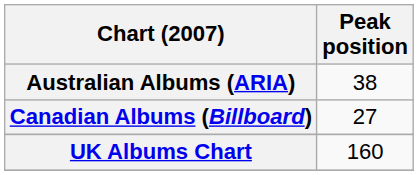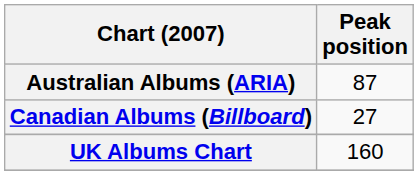(365, 81) 38 -> (365, 81) 87
